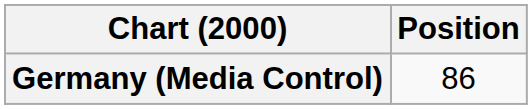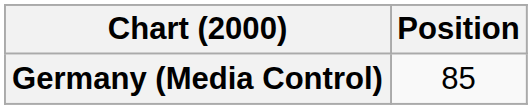(458, 78) 86 -> (458, 78) 85
